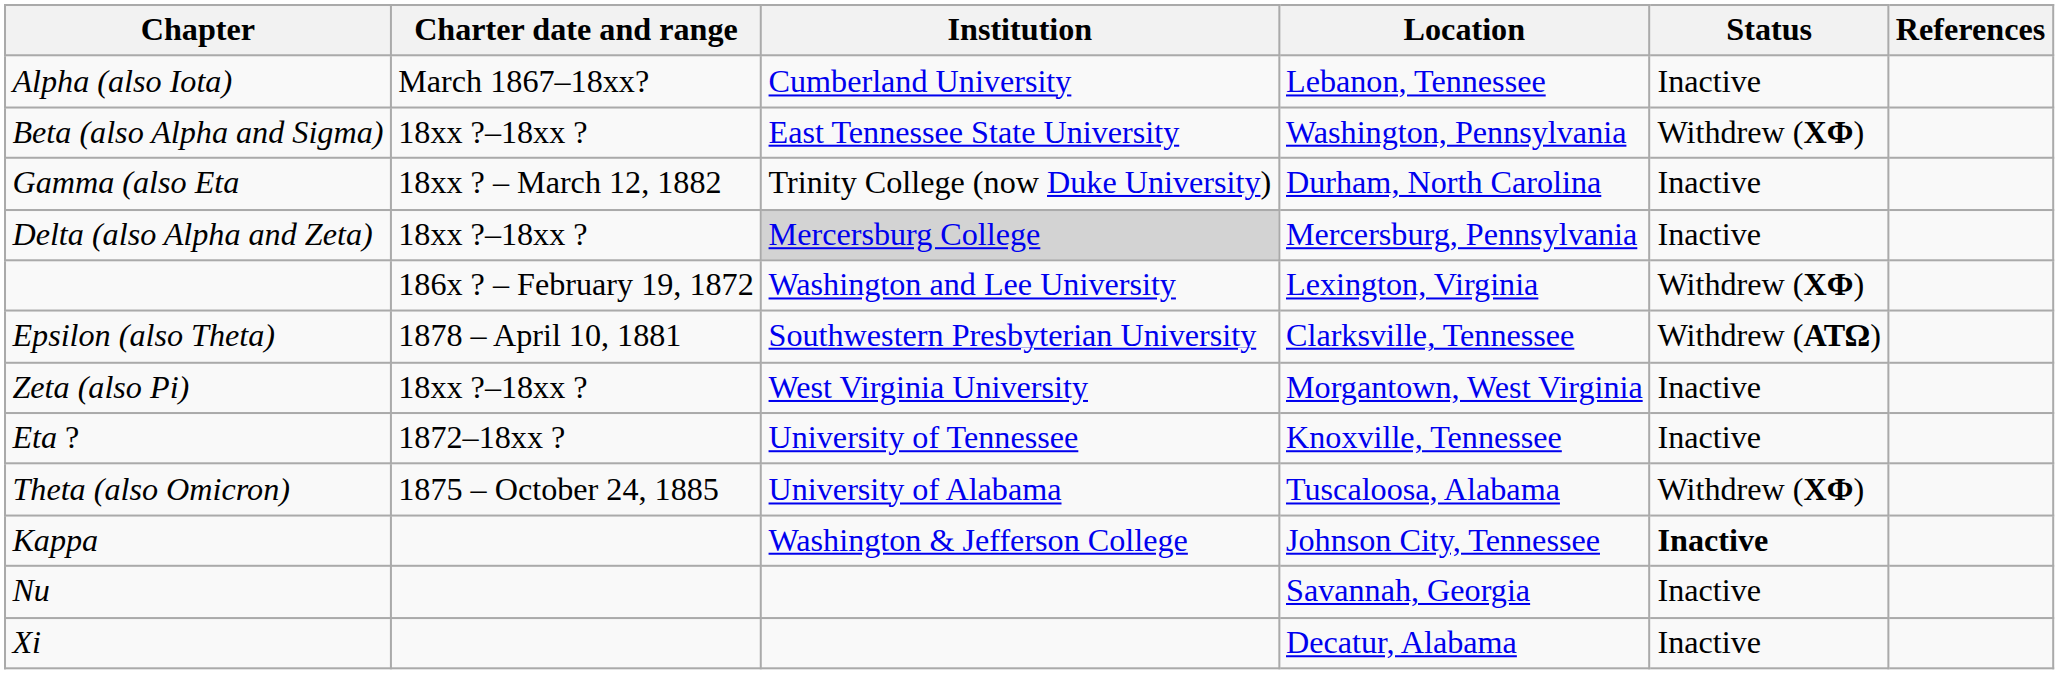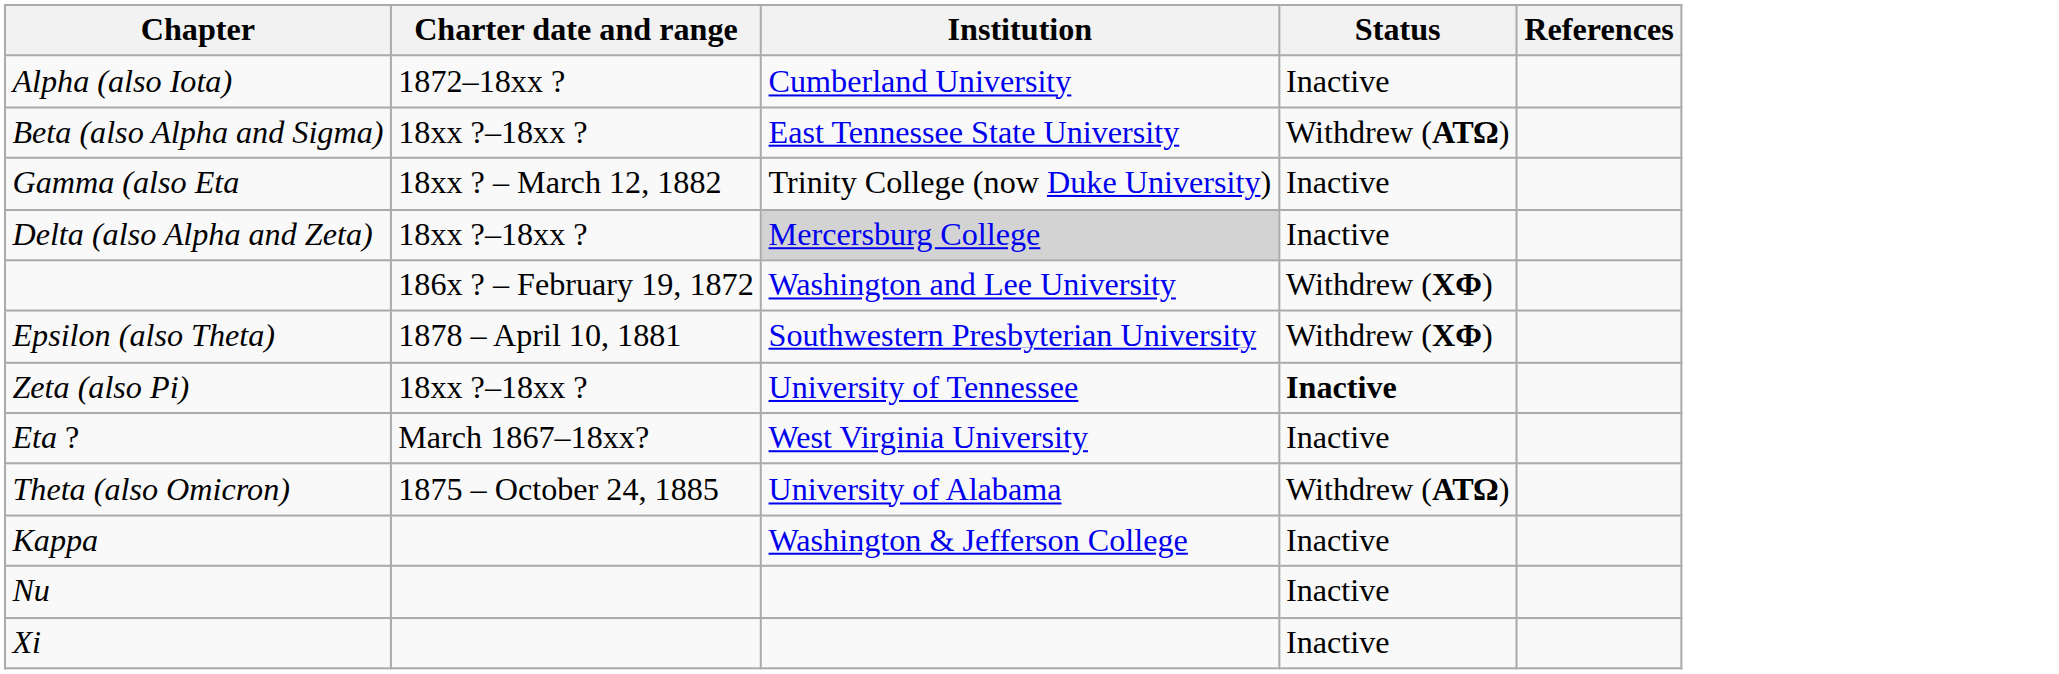- column: (1464, 30)
(524, 81) March 1867–18xx? -> (482, 81) 1872–18xx ?
(1761, 132) Withdrew (ΧΦ) -> (1398, 132) Withdrew (ΑΤΩ)
(1769, 336) Withdrew (ΑΤΩ) -> (1389, 336) Withdrew (ΧΦ)
(928, 387) West Virginia University -> (923, 387) University of Tennessee
(1709, 387) normal -> (1341, 387) bold
(482, 438) 1872–18xx ? -> (524, 438) March 1867–18xx?
(923, 438) University of Tennessee -> (928, 438) West Virginia University
(1761, 489) Withdrew (ΧΦ) -> (1398, 489) Withdrew (ΑΤΩ)
(1713, 540) bold -> (1338, 540) normal
